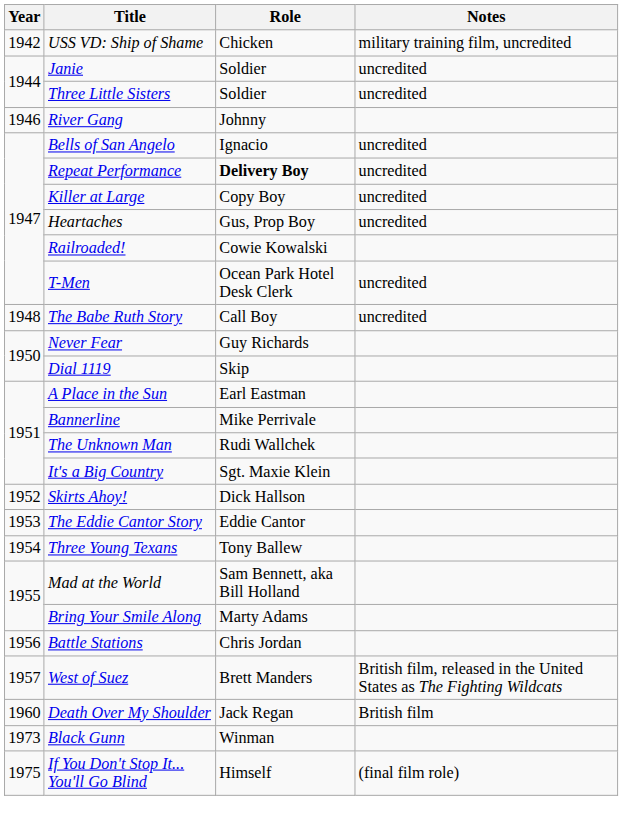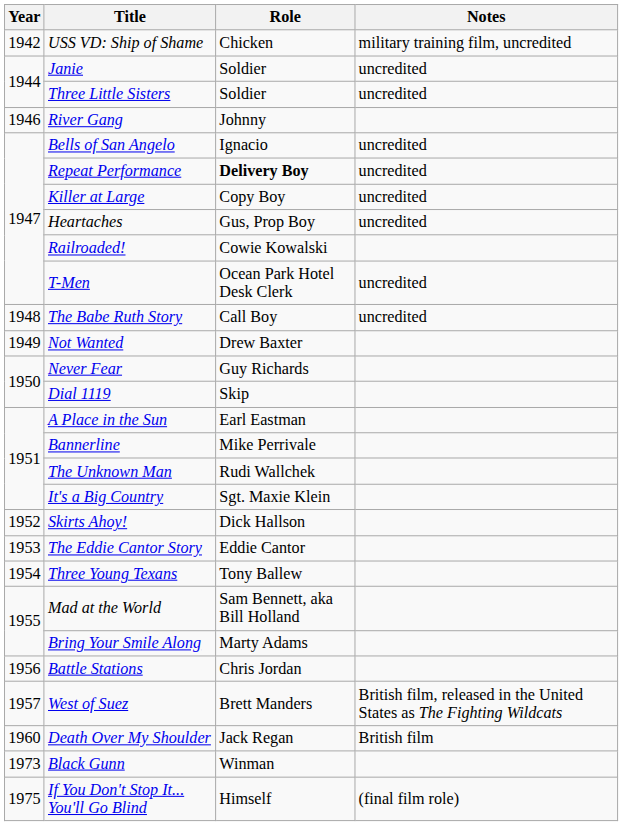+ row: (86, 343)
